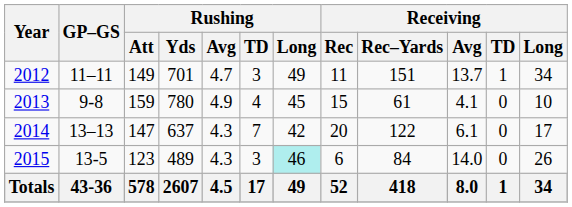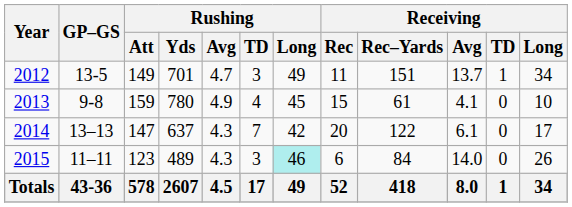(91, 74) 11–11 -> (91, 74) 13-5
(91, 159) 13-5 -> (91, 159) 11–11
